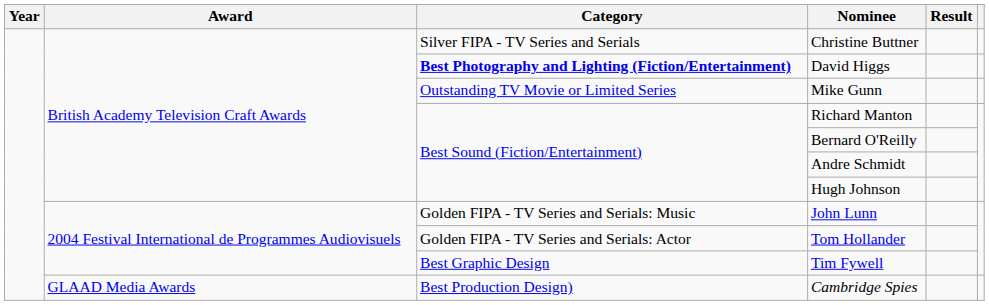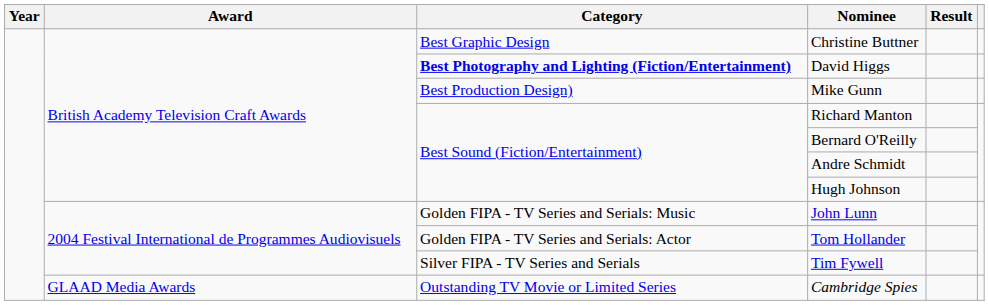(530, 41) Silver FIPA - TV Series and Serials -> (485, 41) Best Graphic Design
(548, 90) Outstanding TV Movie or Limited Series -> (496, 90) Best Production Design)
(485, 262) Best Graphic Design -> (530, 262) Silver FIPA - TV Series and Serials
(496, 287) Best Production Design) -> (548, 287) Outstanding TV Movie or Limited Series
